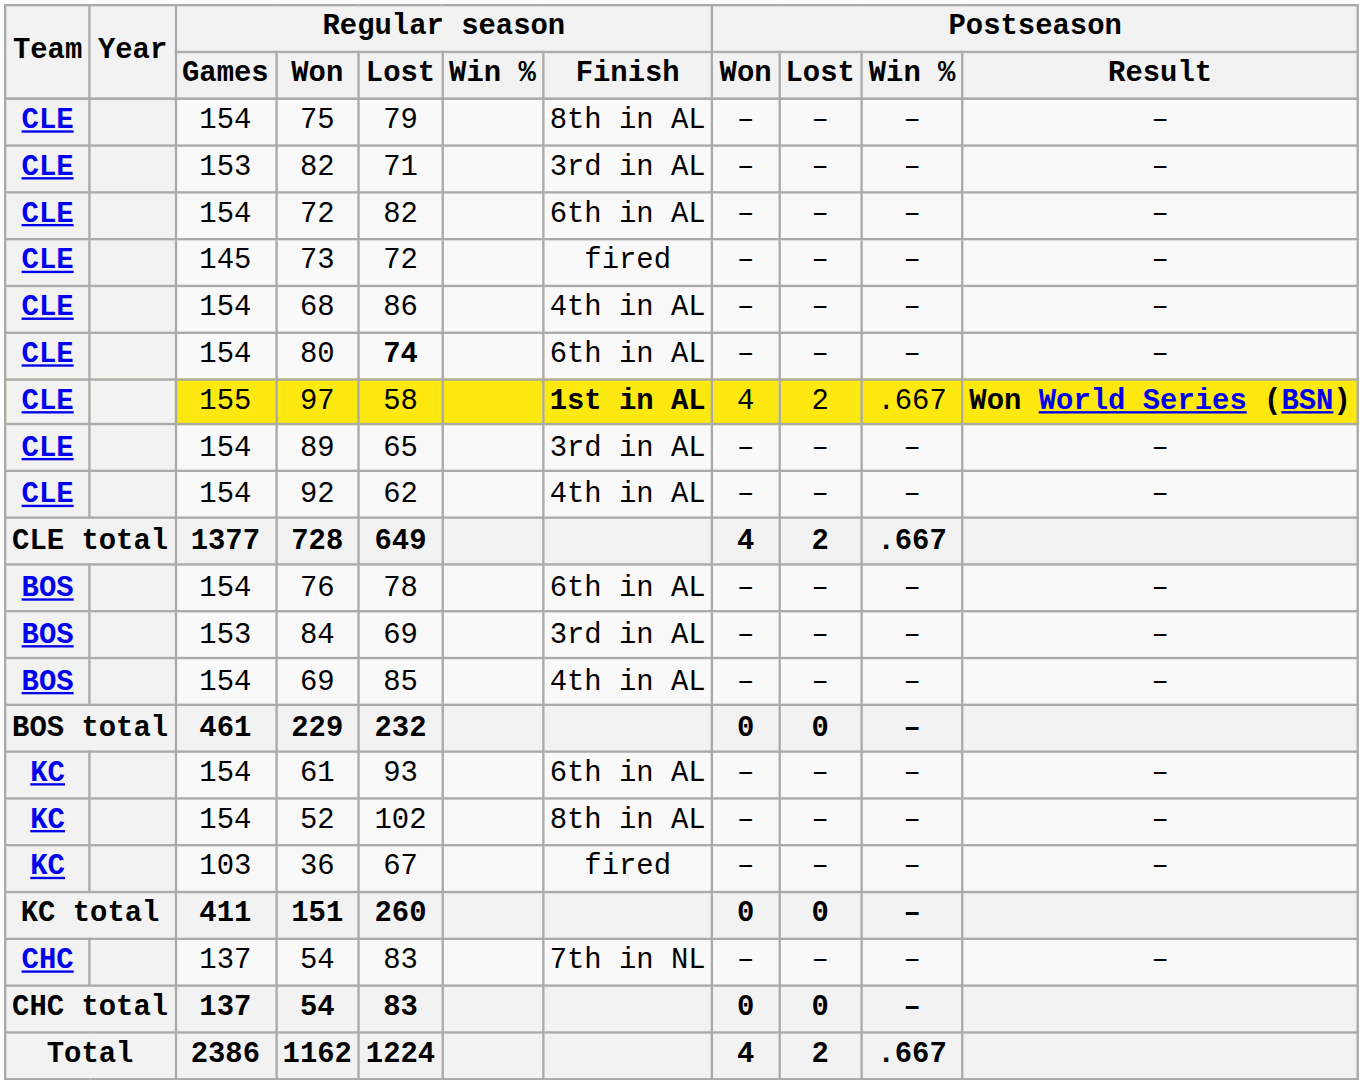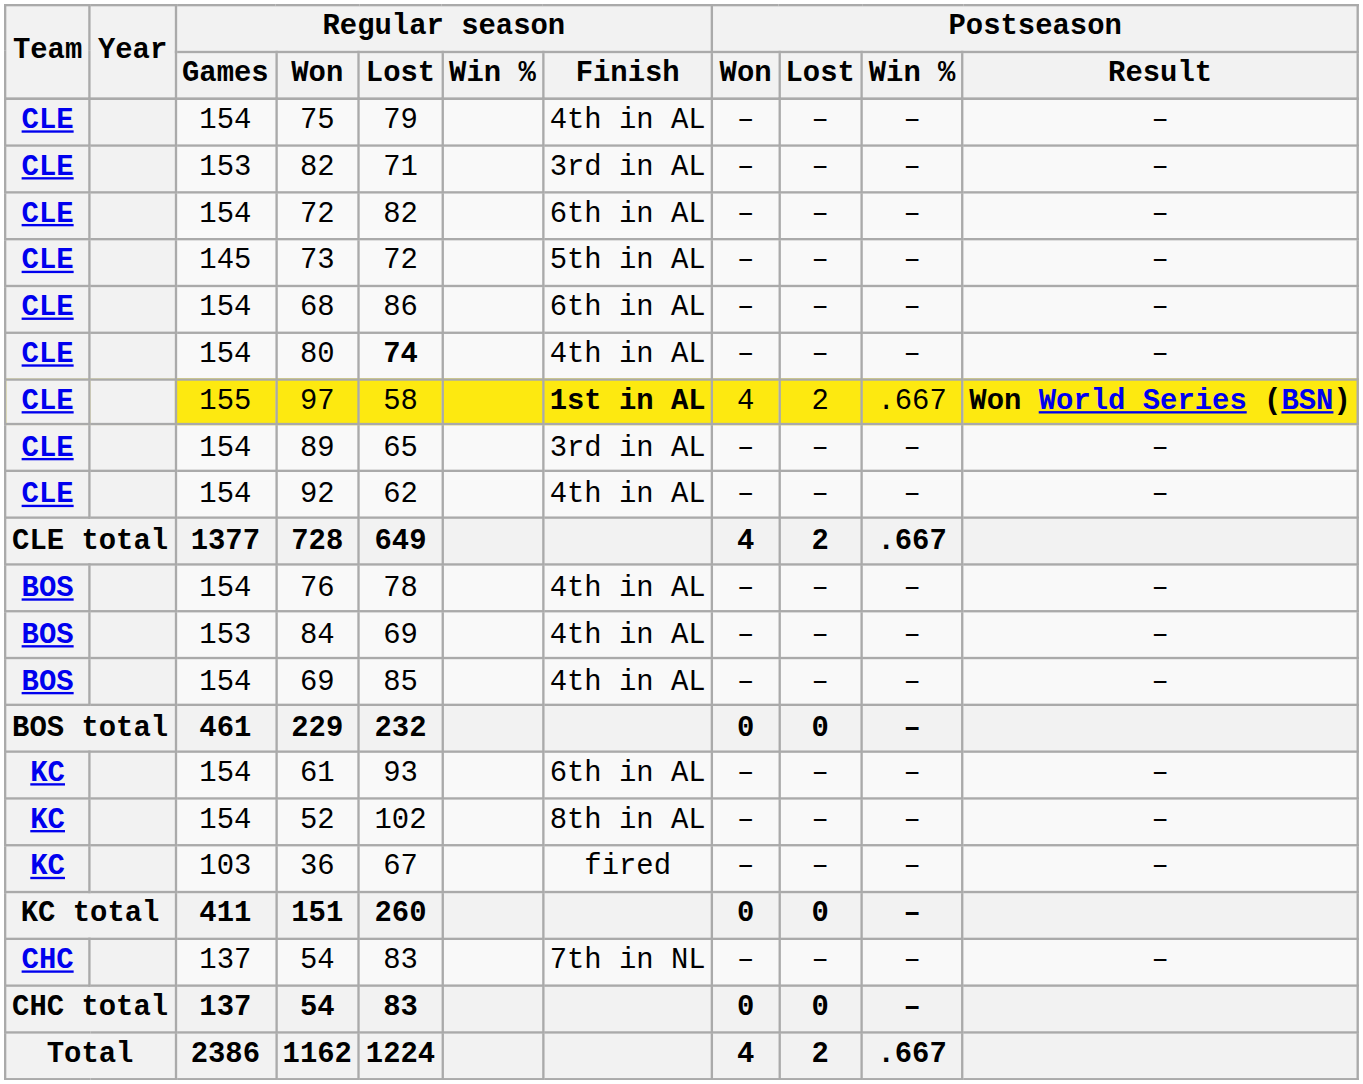(628, 122) 8th in AL -> (628, 122) 4th in AL
(628, 262) fired -> (628, 262) 5th in AL
(628, 309) 4th in AL -> (628, 309) 6th in AL
(628, 355) 6th in AL -> (628, 355) 4th in AL
(628, 589) 6th in AL -> (628, 589) 4th in AL
(628, 635) 3rd in AL -> (628, 635) 4th in AL
